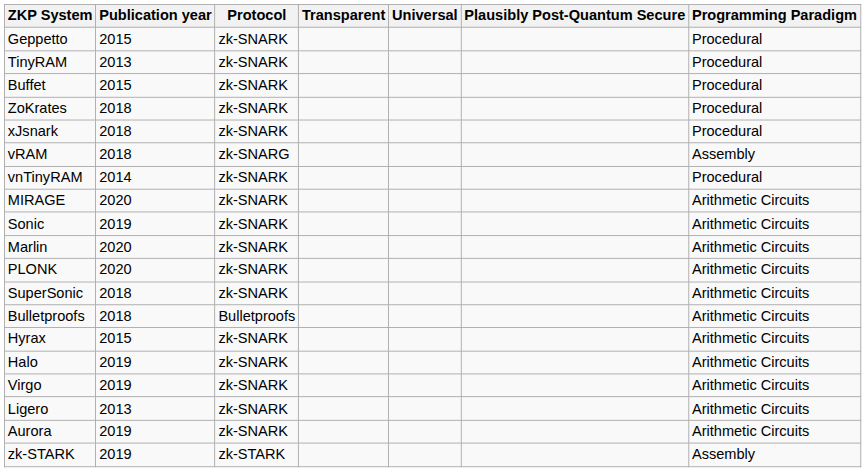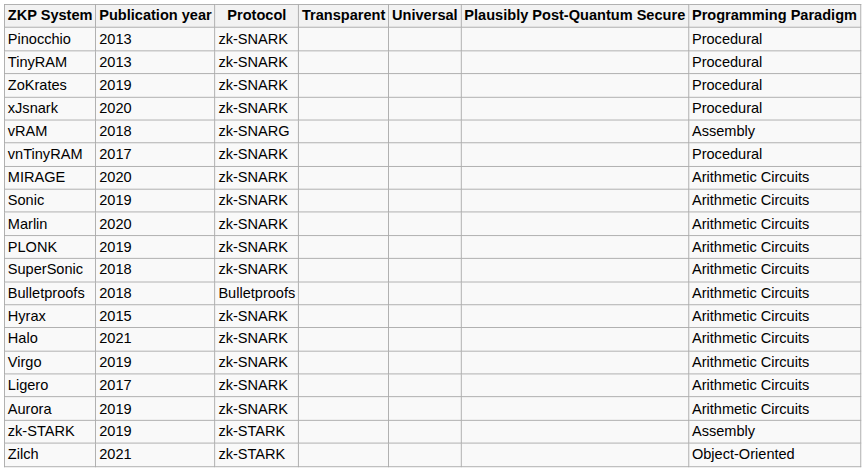+ row: (39, 39)
- row: (38, 39)
- row: (27, 85)
(115, 108) 2018 -> (115, 85) 2019
(115, 131) 2018 -> (115, 108) 2020
(115, 177) 2014 -> (115, 154) 2017
(115, 270) 2020 -> (115, 246) 2019
(115, 362) 2019 -> (115, 339) 2021
(115, 408) 2013 -> (115, 385) 2017
+ row: (23, 454)
